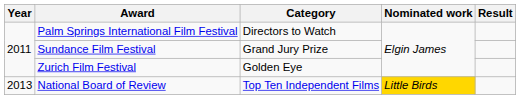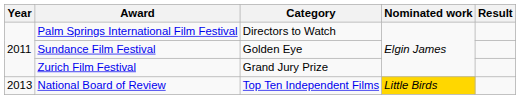(285, 49) Grand Jury Prize -> (273, 49) Golden Eye
(273, 67) Golden Eye -> (285, 67) Grand Jury Prize
